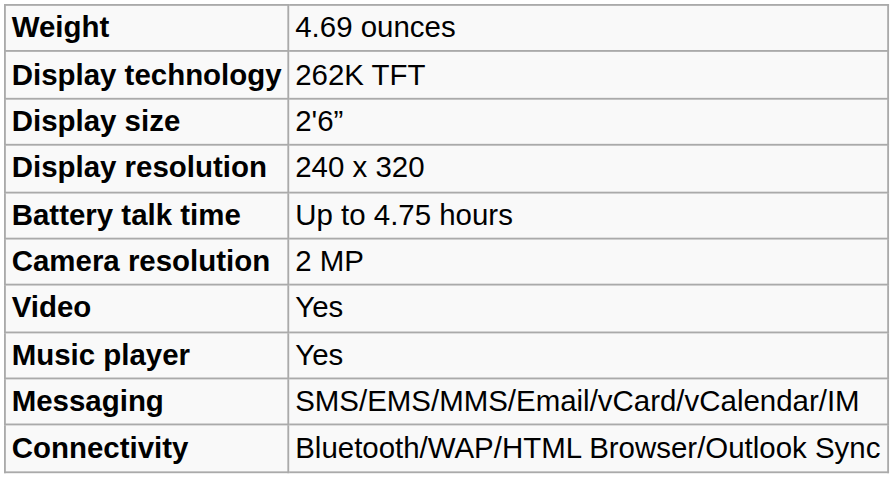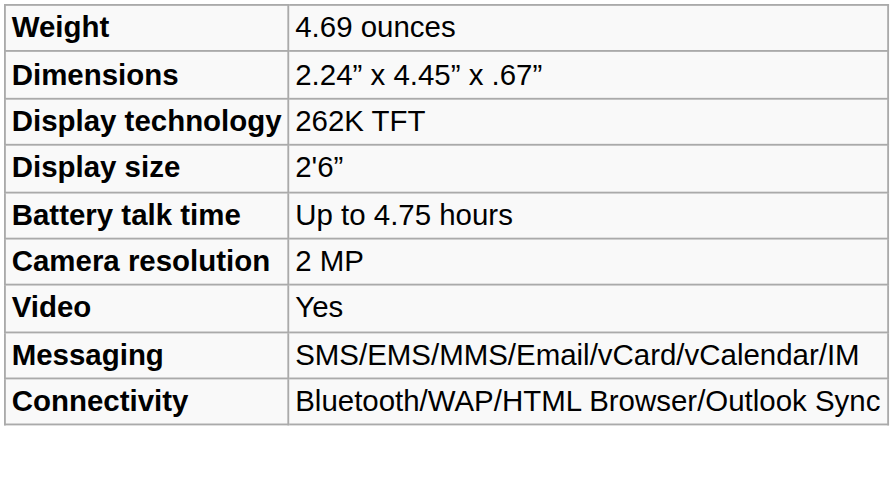+ row: (95, 74)
- row: (139, 167)
- row: (101, 354)
